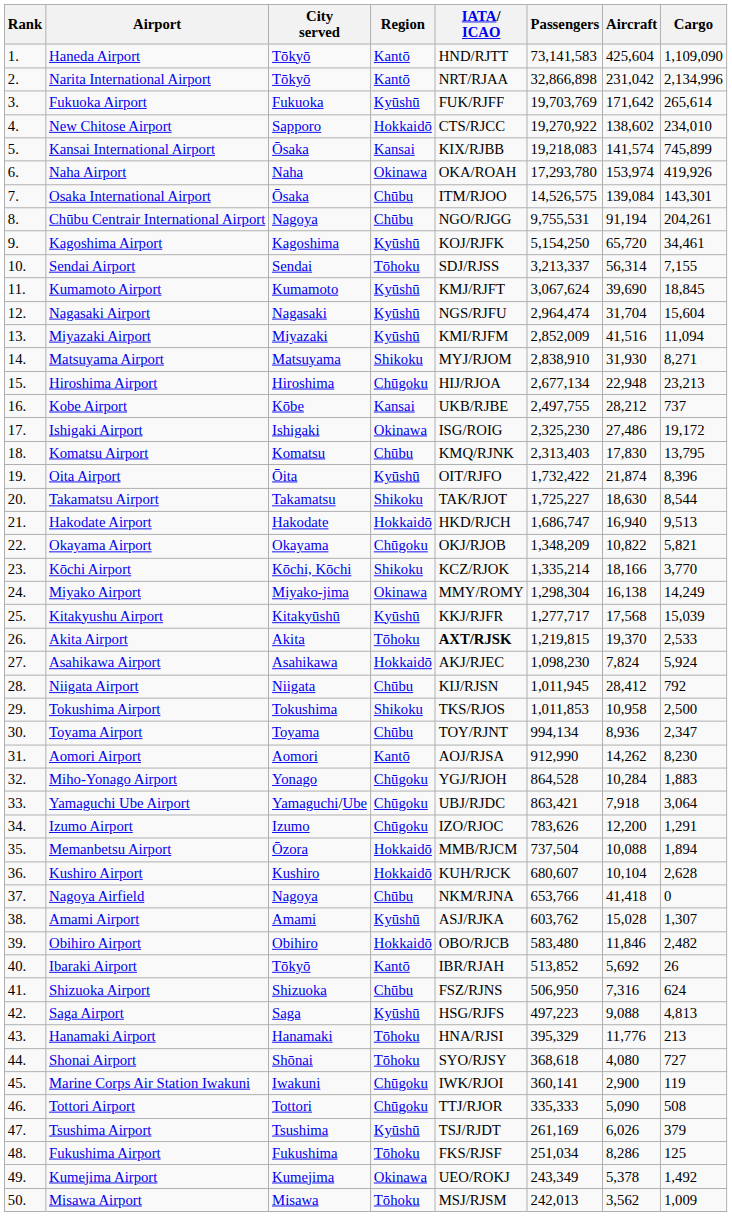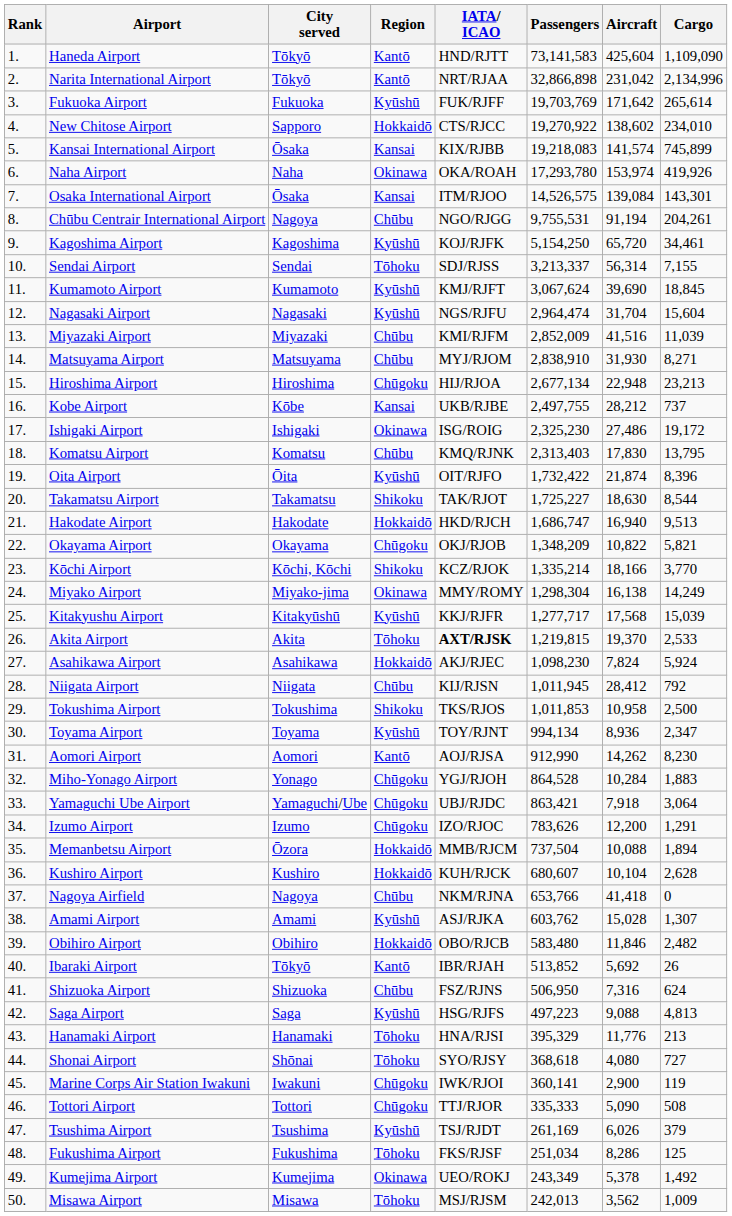(393, 196) Chūbu -> (394, 196) Kansai
(397, 336) Kyūshū -> (393, 336) Chūbu
(684, 336) 11,094 -> (684, 336) 11,039
(398, 359) Shikoku -> (393, 359) Chūbu
(393, 733) Chūbu -> (397, 733) Kyūshū
